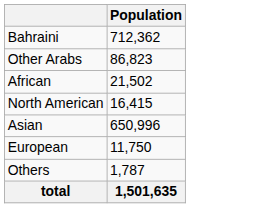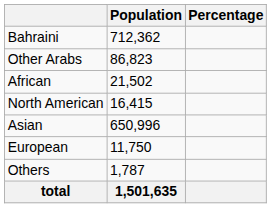+ column: (226, 15)
